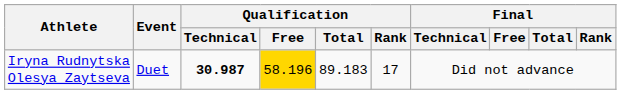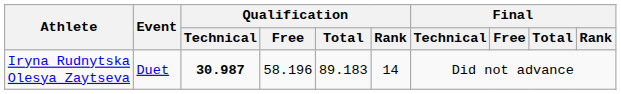(288, 69) gold background -> (288, 69) no background
(391, 69) 17 -> (391, 69) 14
